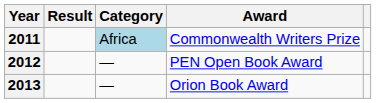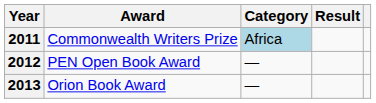columns swapped: (265, 16) <-> (70, 16)
